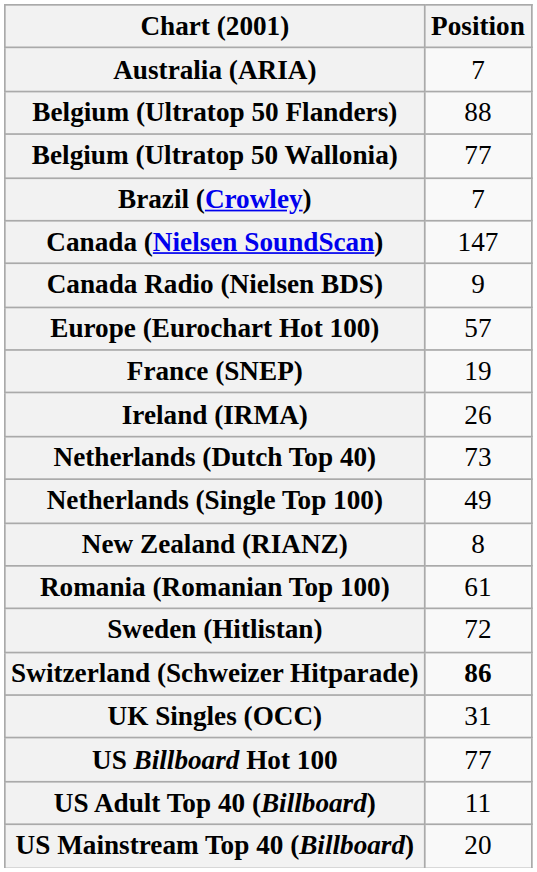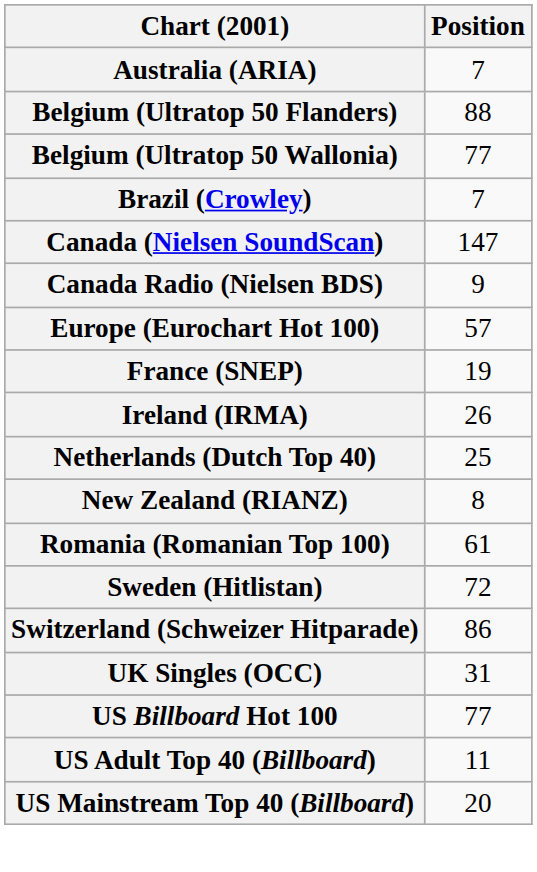(478, 457) 73 -> (478, 457) 25
- row: (215, 500)
(478, 673) bold -> (478, 629) normal
